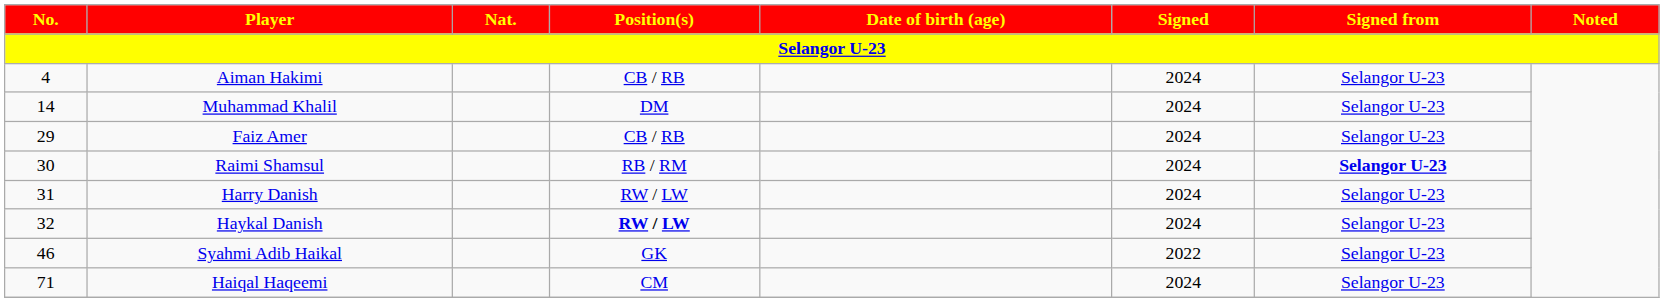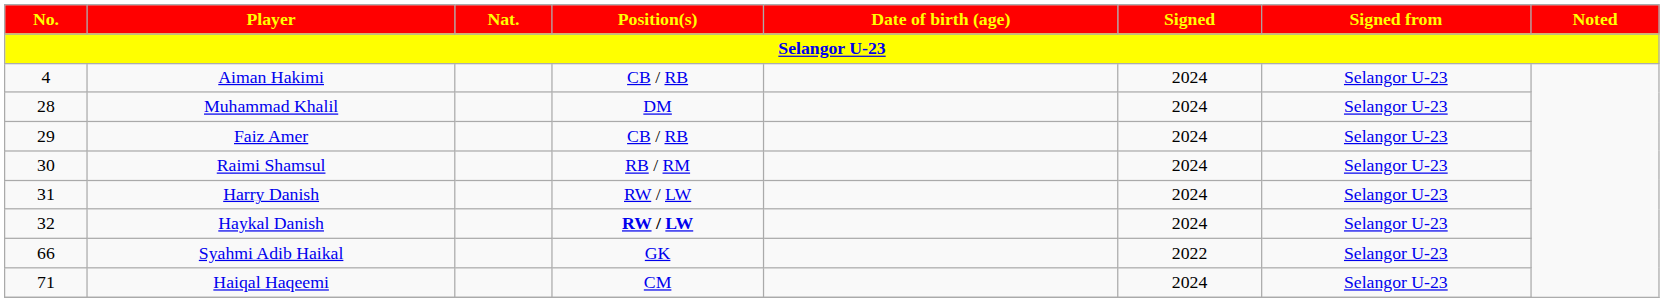(46, 107) 14 -> (46, 107) 28
(1393, 165) bold -> (1396, 165) normal
(46, 253) 46 -> (46, 253) 66
